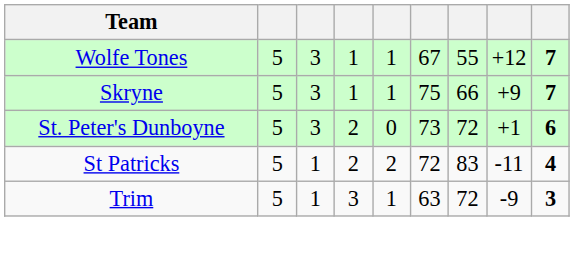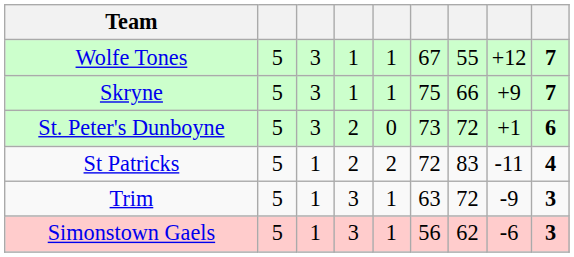+ row: (131, 233)
